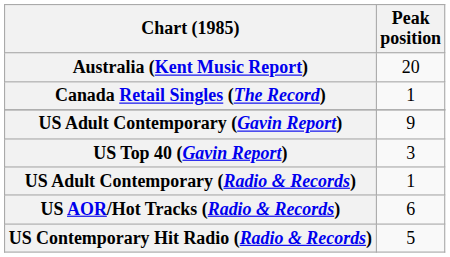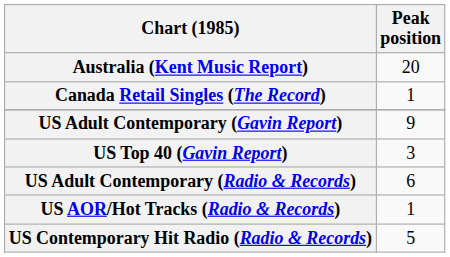(411, 180) 1 -> (411, 180) 6
(411, 209) 6 -> (411, 209) 1
